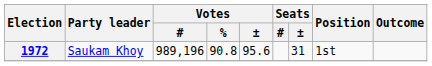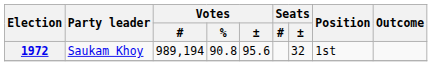(180, 51) 989,196 -> (180, 51) 989,194
(298, 51) 31 -> (298, 51) 32
